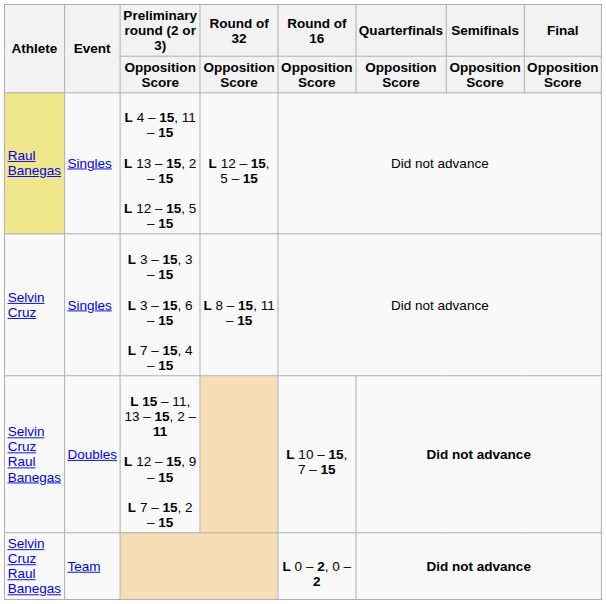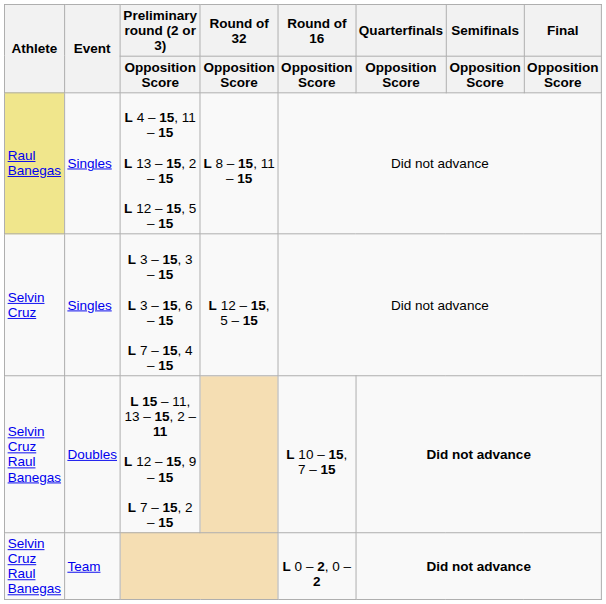(239, 171) L 12 – 15, 5 – 15 -> (239, 171) L 8 – 15, 11 – 15
(239, 313) L 8 – 15, 11 – 15 -> (239, 313) L 12 – 15, 5 – 15
